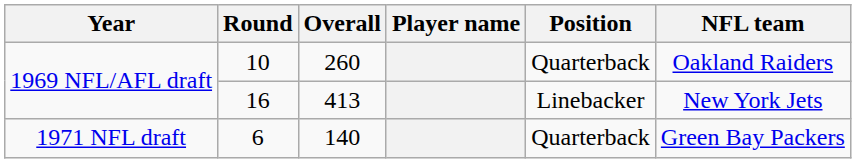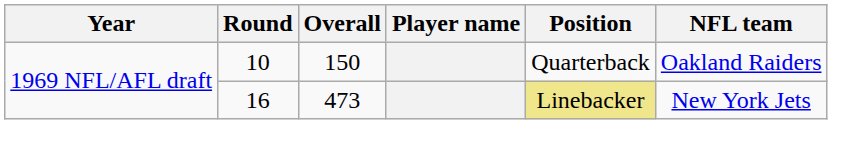(342, 61) 260 -> (342, 61) 150
(342, 99) 413 -> (342, 99) 473
(590, 99) no background -> (590, 99) khaki background
- row: (258, 137)
